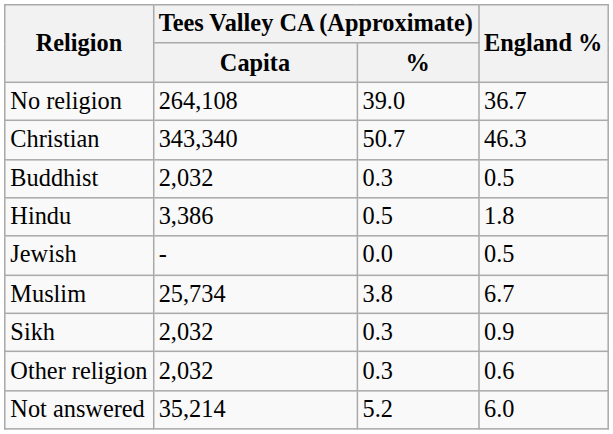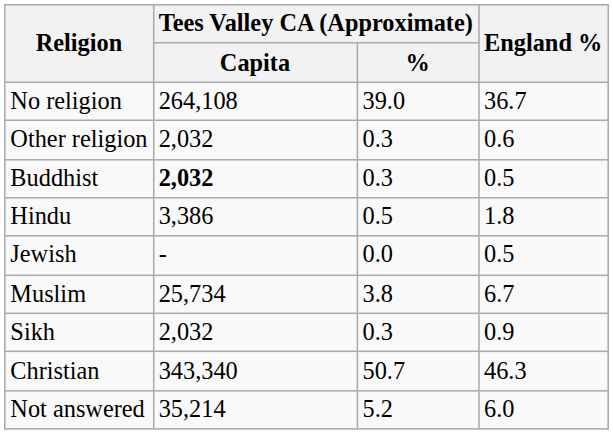rows swapped: (55, 139) <-> (79, 370)
(186, 178) normal -> (186, 178) bold
